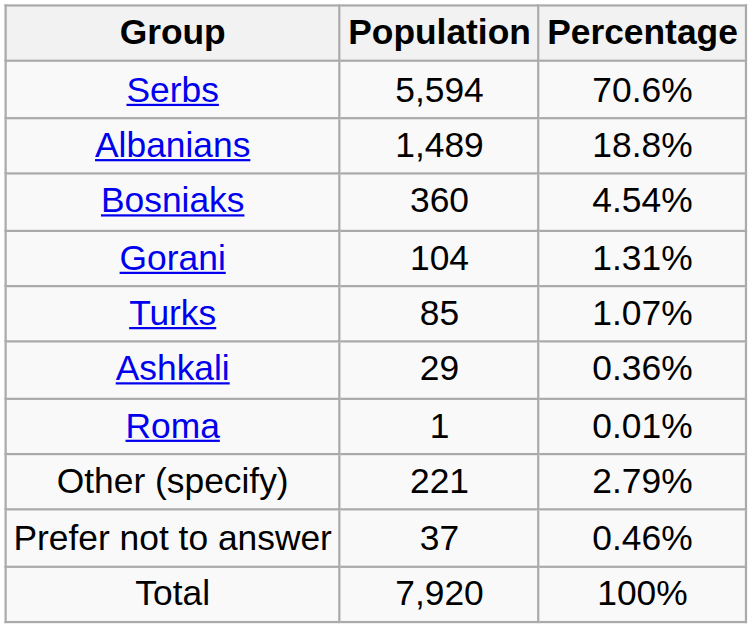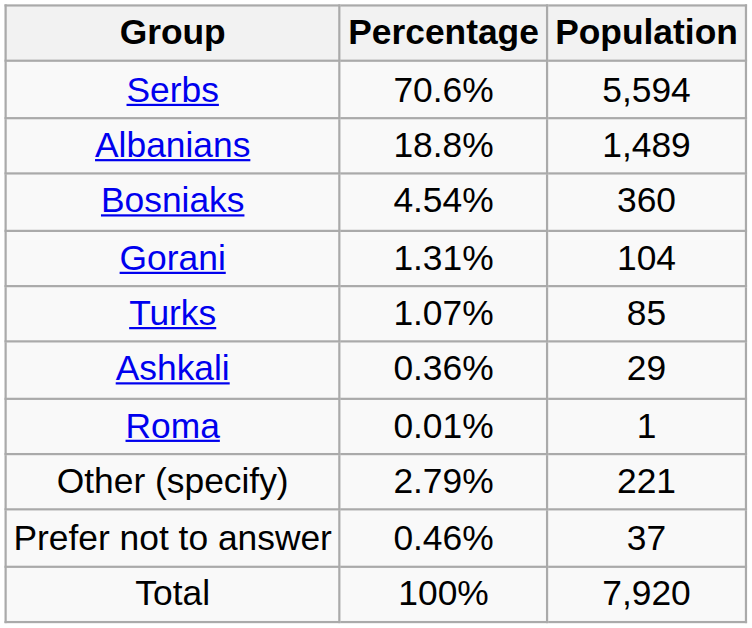columns swapped: (440, 32) <-> (643, 32)
